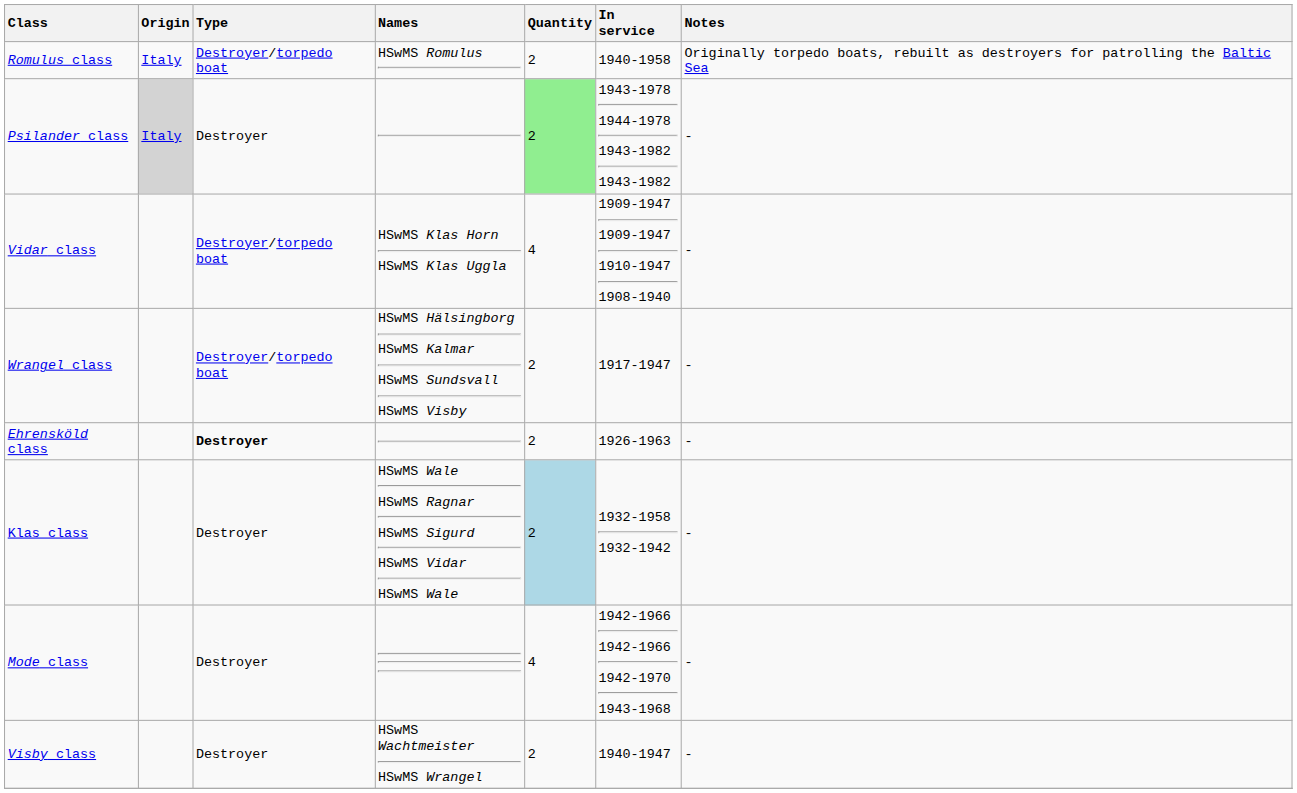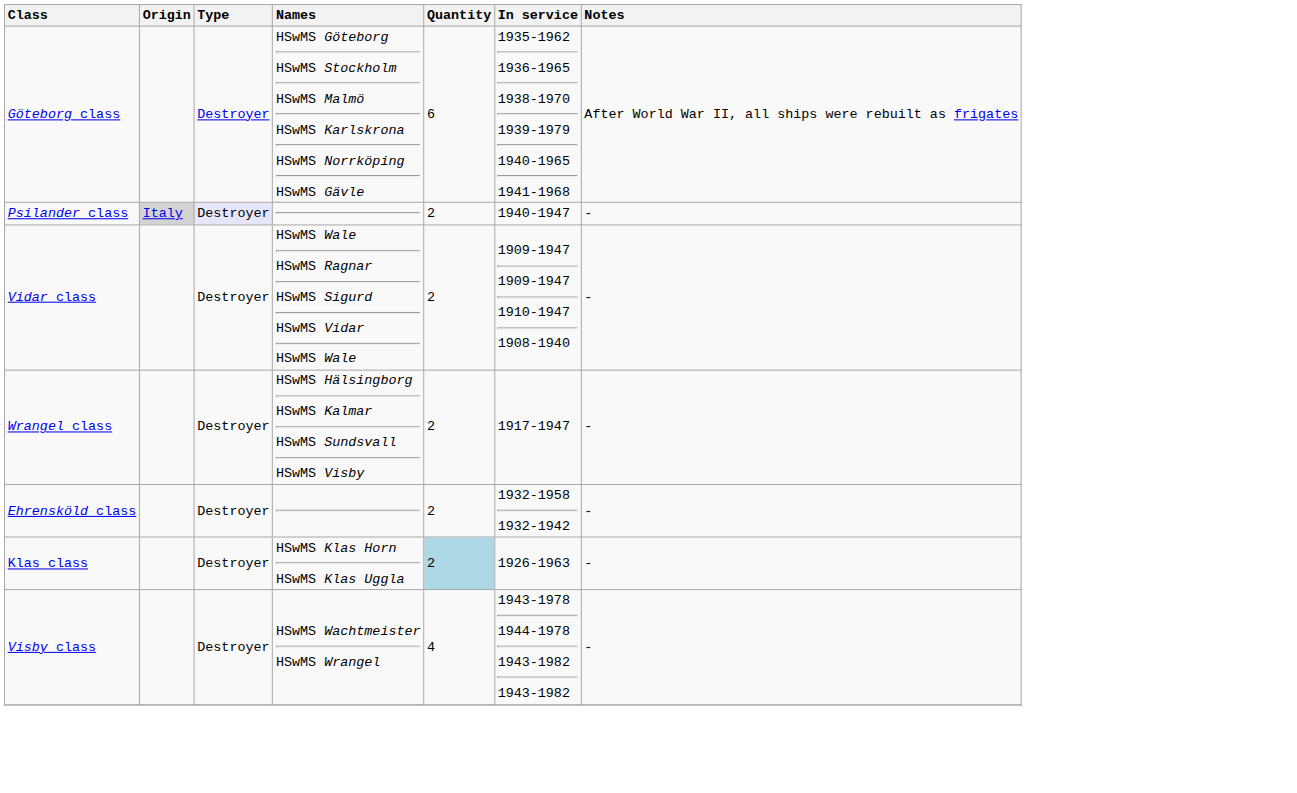+ row: (64, 114)
- row: (60, 60)
(232, 136) no background -> (233, 214) lavender background
(532, 136) lightgreen background -> (431, 214) no background
(638, 136) 1943-1978 1944-1978 1943-1982 1943-1982 -> (534, 214) 1940-1947
(264, 251) Destroyer/torpedo boat -> (233, 297) Destroyer
(450, 251) HSwMS Klas Horn HSwMS Klas Uggla -> (348, 297) HSwMS Wale HSwMS Ragnar HSwMS Sigurd HSwMS Vidar HSwMS Wale
(532, 251) 4 -> (431, 297) 2
(264, 365) Destroyer/torpedo boat -> (233, 427) Destroyer
(232, 441) bold -> (233, 511) normal
(635, 441) 1926-1963 -> (538, 511) 1932-1958 1932-1942
(450, 533) HSwMS Wale HSwMS Ragnar HSwMS Sigurd HSwMS Vidar HSwMS Wale -> (348, 564) HSwMS Klas Horn HSwMS Klas Uggla
(638, 533) 1932-1958 1932-1942 -> (534, 564) 1926-1963
- row: (48, 663)
(532, 754) 2 -> (431, 647) 4
(635, 754) 1940-1947 -> (538, 647) 1943-1978 1944-1978 1943-1982 1943-1982
